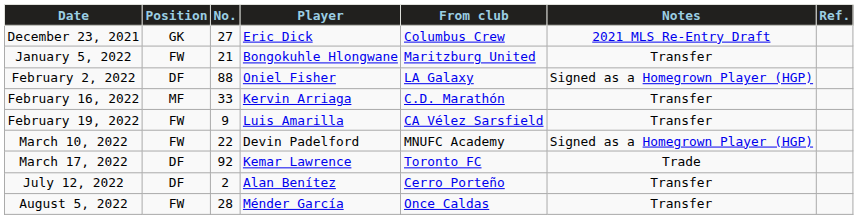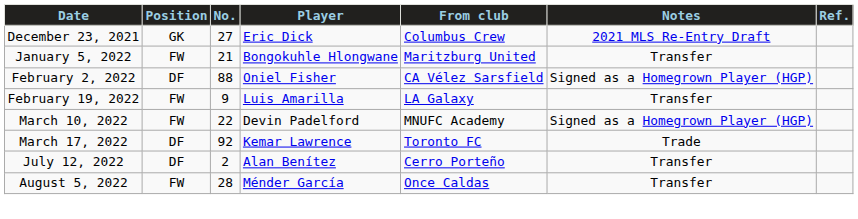(439, 78) LA Galaxy -> (474, 78) CA Vélez Sarsfield
- row: (73, 99)
(474, 120) CA Vélez Sarsfield -> (439, 99) LA Galaxy
